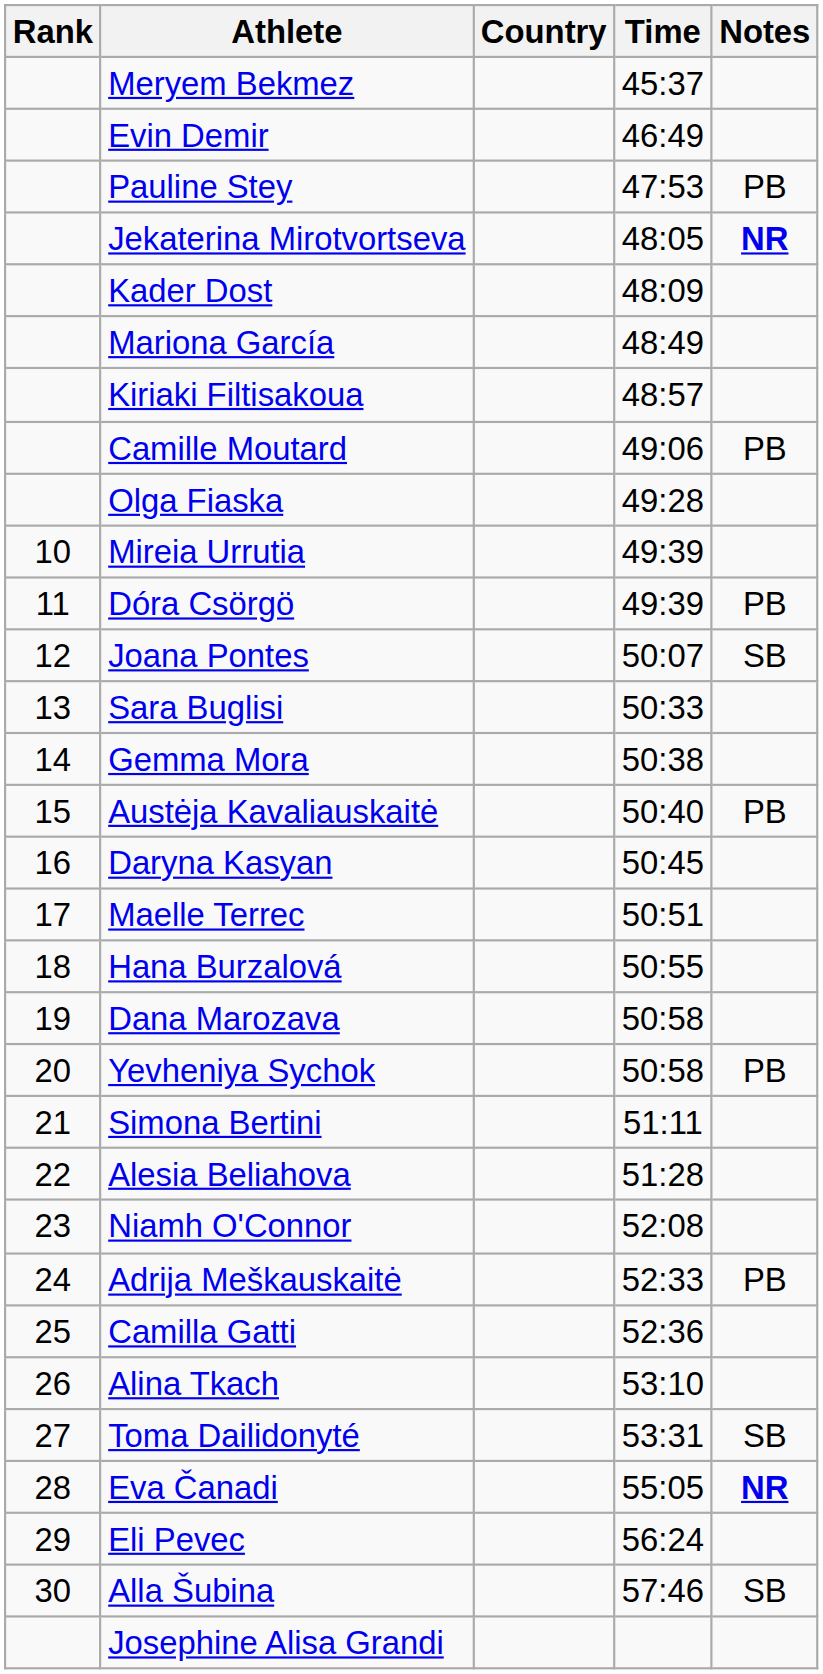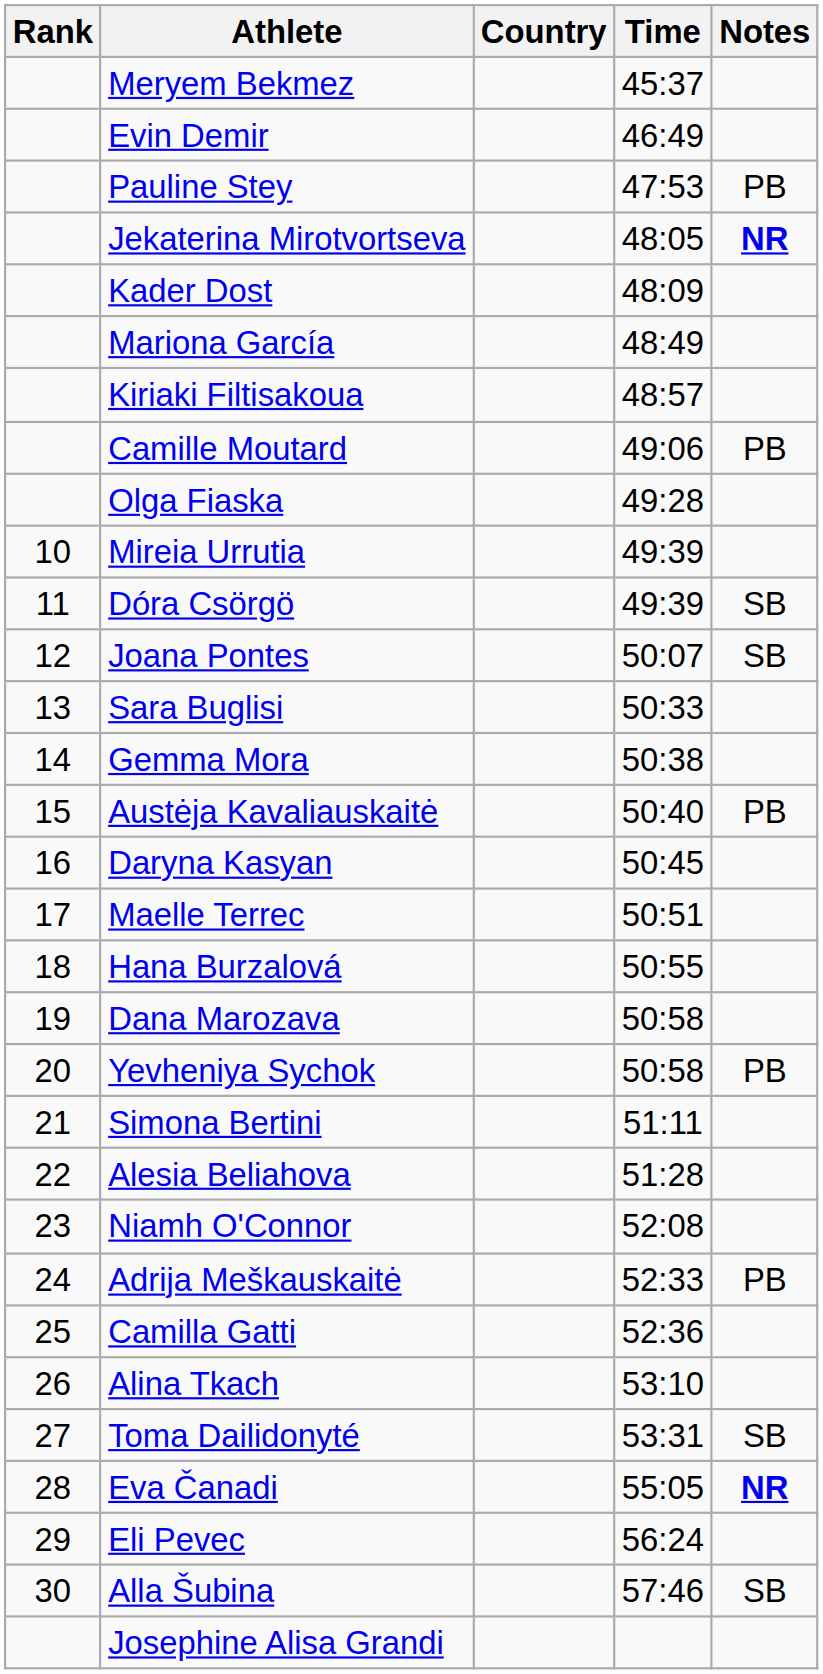(765, 603) PB -> (765, 603) SB
